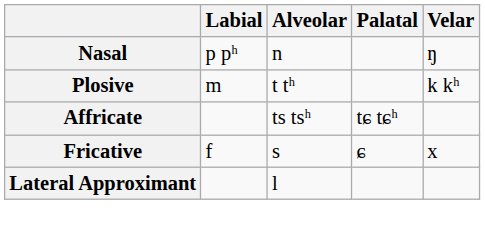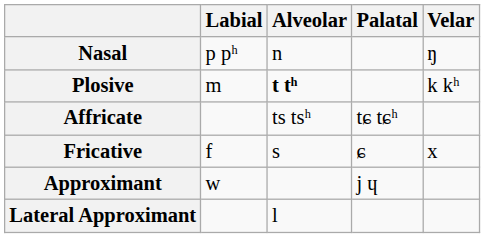(284, 85) normal -> (285, 85) bold
+ row: (103, 183)
